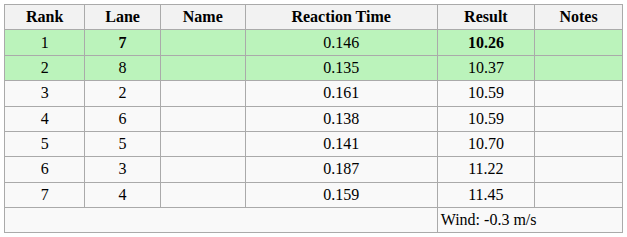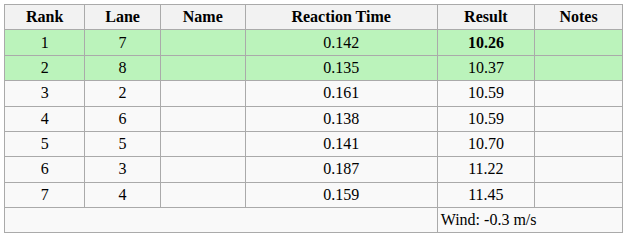(123, 42) bold -> (123, 42) normal
(341, 42) 0.146 -> (341, 42) 0.142
